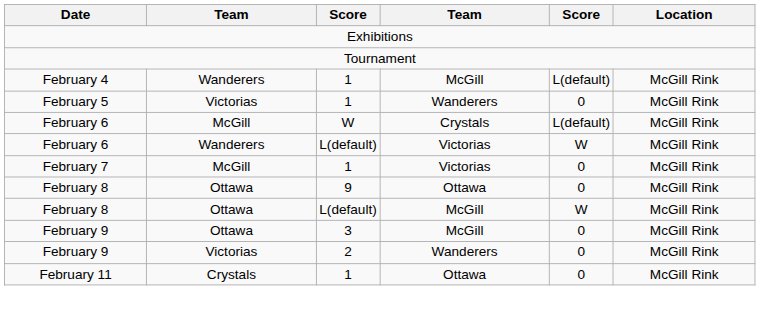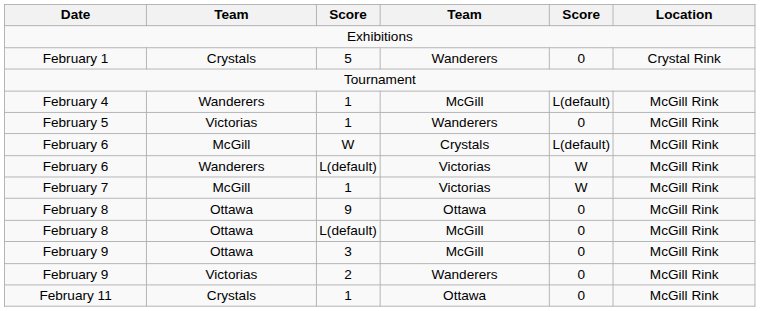+ row: (76, 58)
(581, 166) 0 -> (581, 187) W
(581, 209) W -> (581, 230) 0
